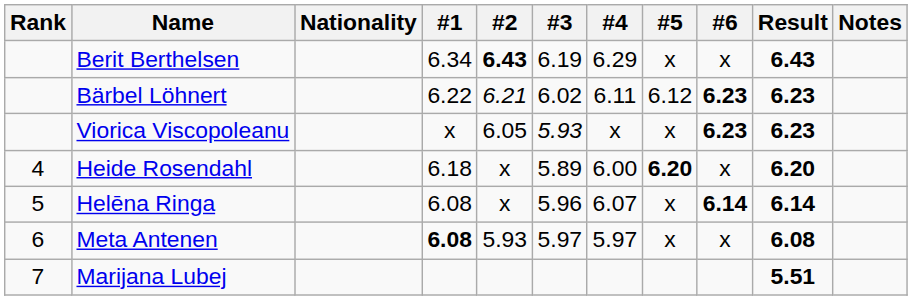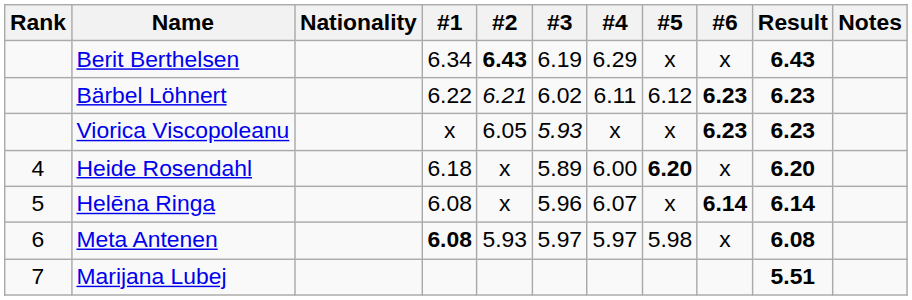(670, 240) x -> (670, 240) 5.98
